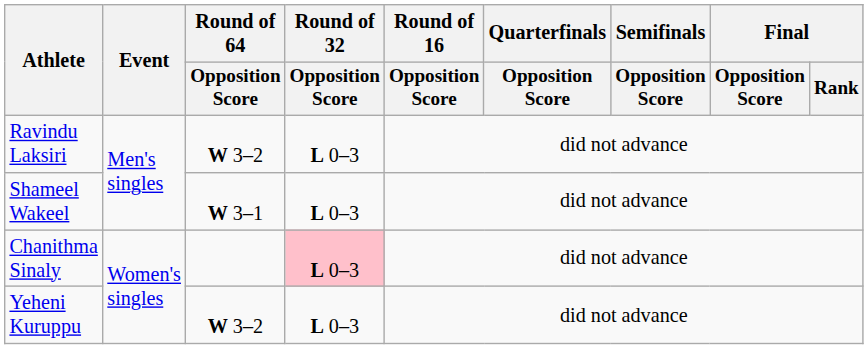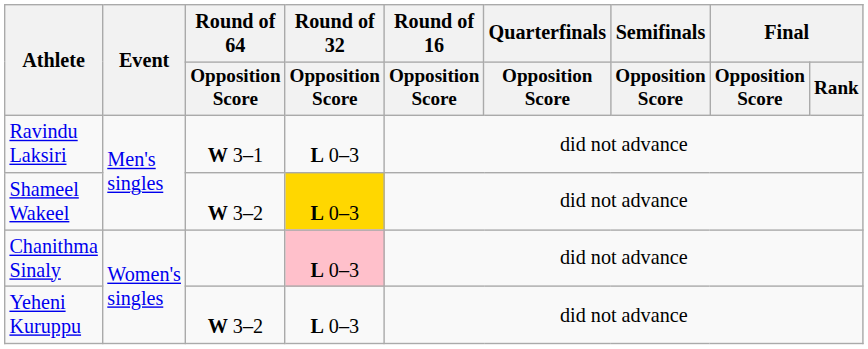(235, 156) W 3–2 -> (235, 156) W 3–1
(235, 213) W 3–1 -> (235, 213) W 3–2
(335, 213) no background -> (335, 213) gold background
